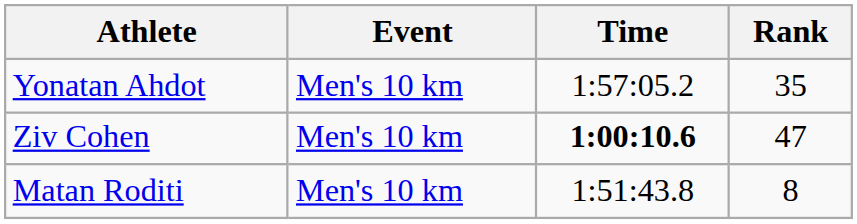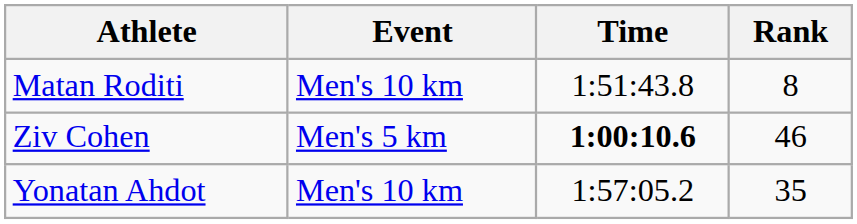rows swapped: (109, 84) <-> (98, 191)
(379, 137) Men's 10 km -> (371, 137) Men's 5 km
(791, 137) 47 -> (791, 137) 46
